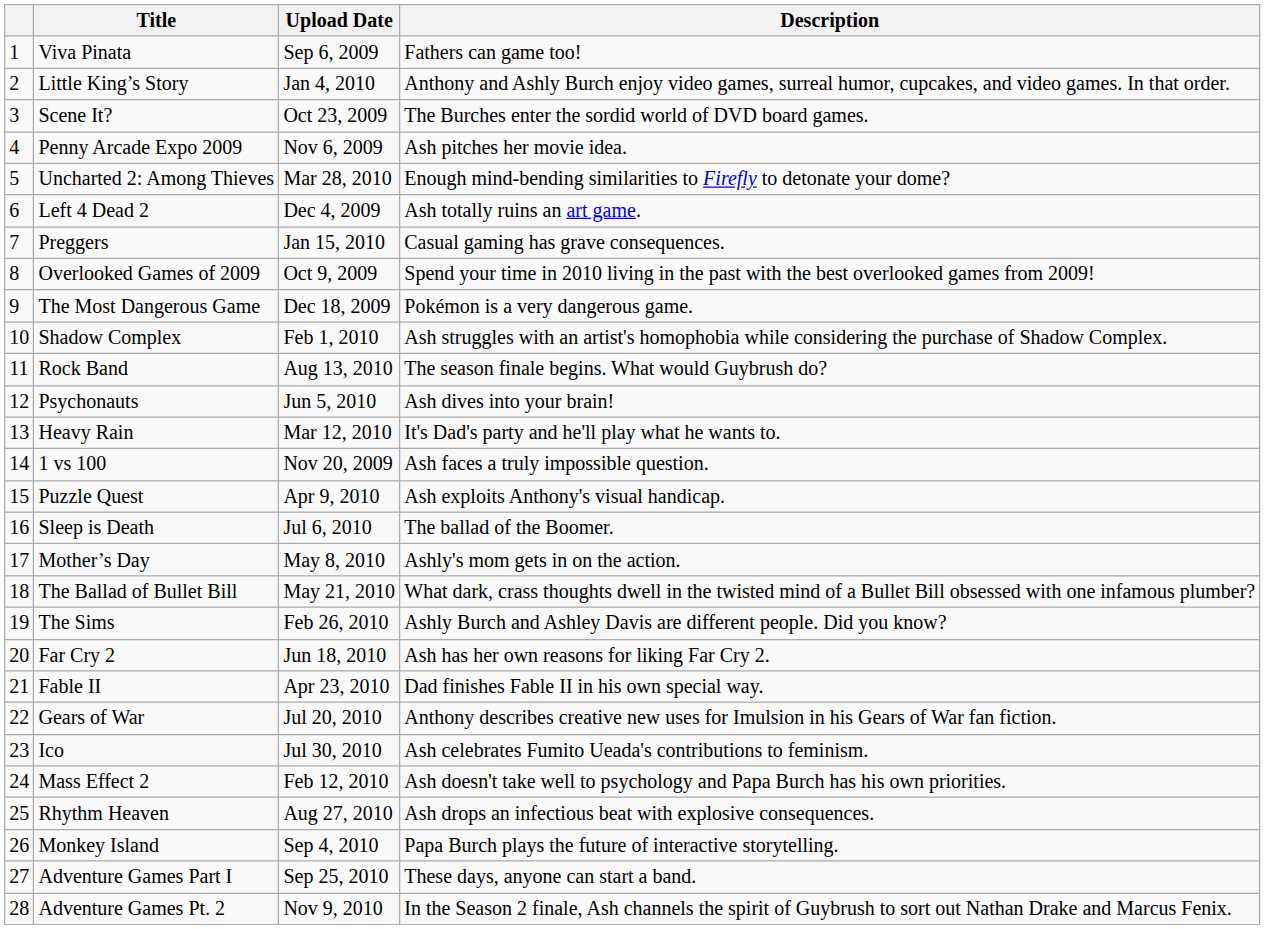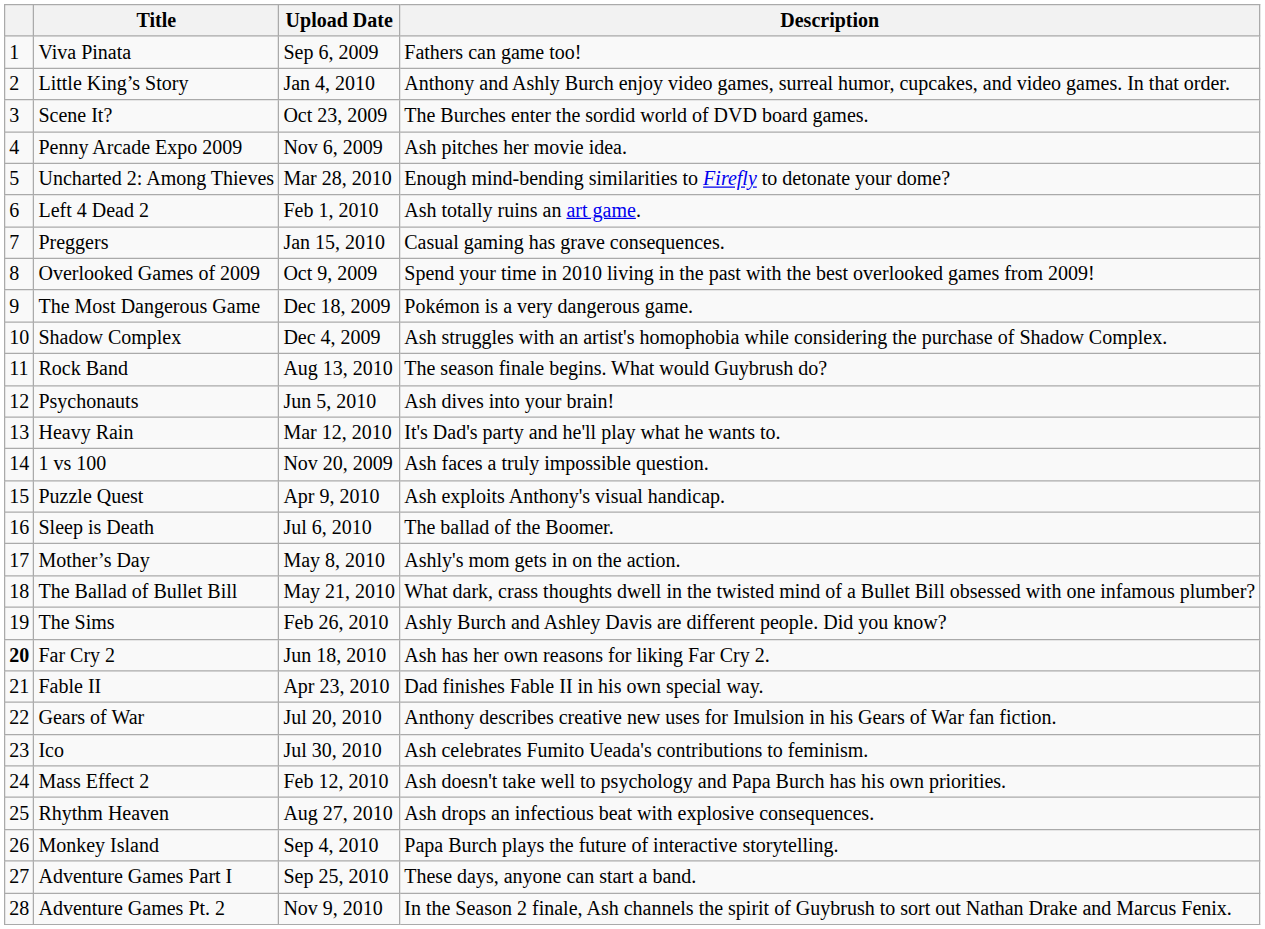(332, 210) Dec 4, 2009 -> (331, 210) Feb 1, 2010
(331, 337) Feb 1, 2010 -> (332, 337) Dec 4, 2009
(19, 654) normal -> (19, 654) bold
